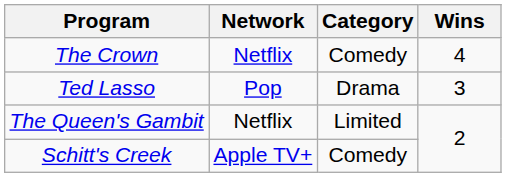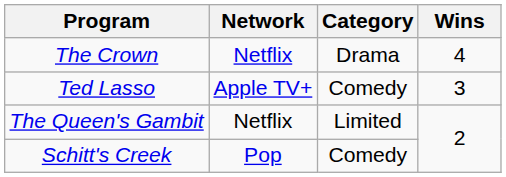(368, 54) Comedy -> (368, 54) Drama
(263, 88) Pop -> (263, 88) Apple TV+
(368, 88) Drama -> (368, 88) Comedy
(263, 155) Apple TV+ -> (263, 155) Pop
